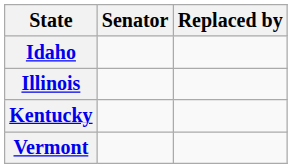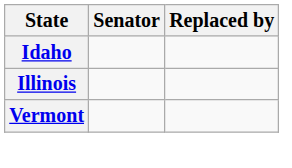- row: (51, 115)
